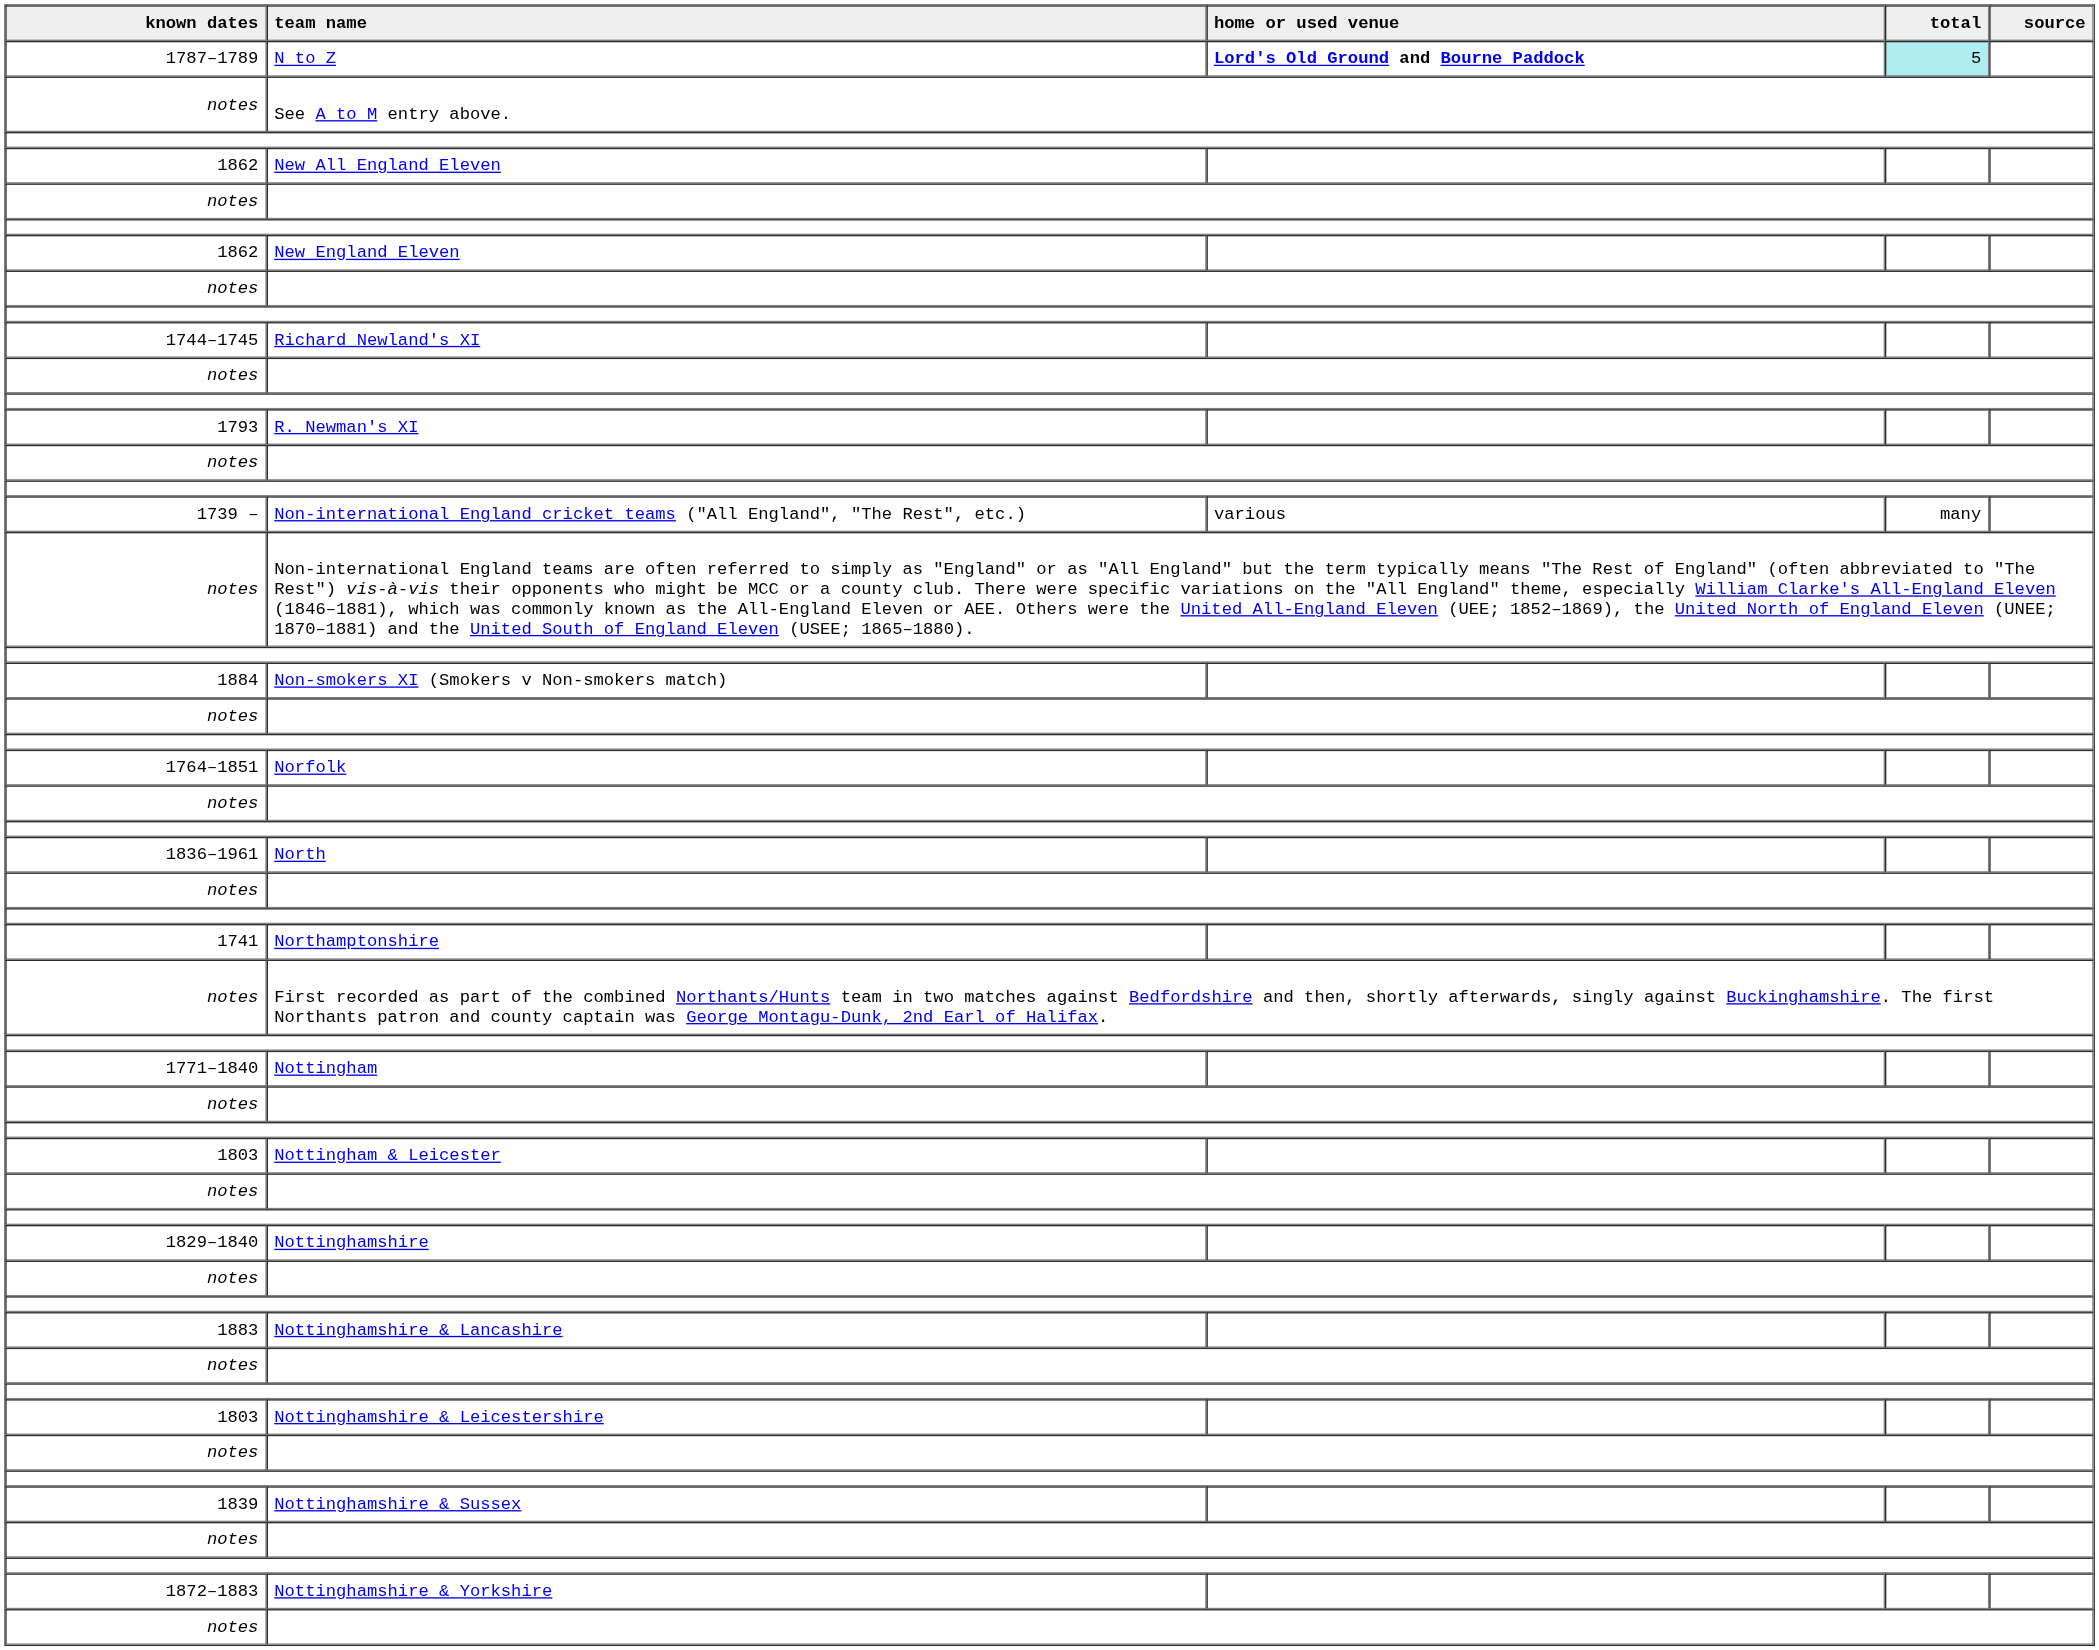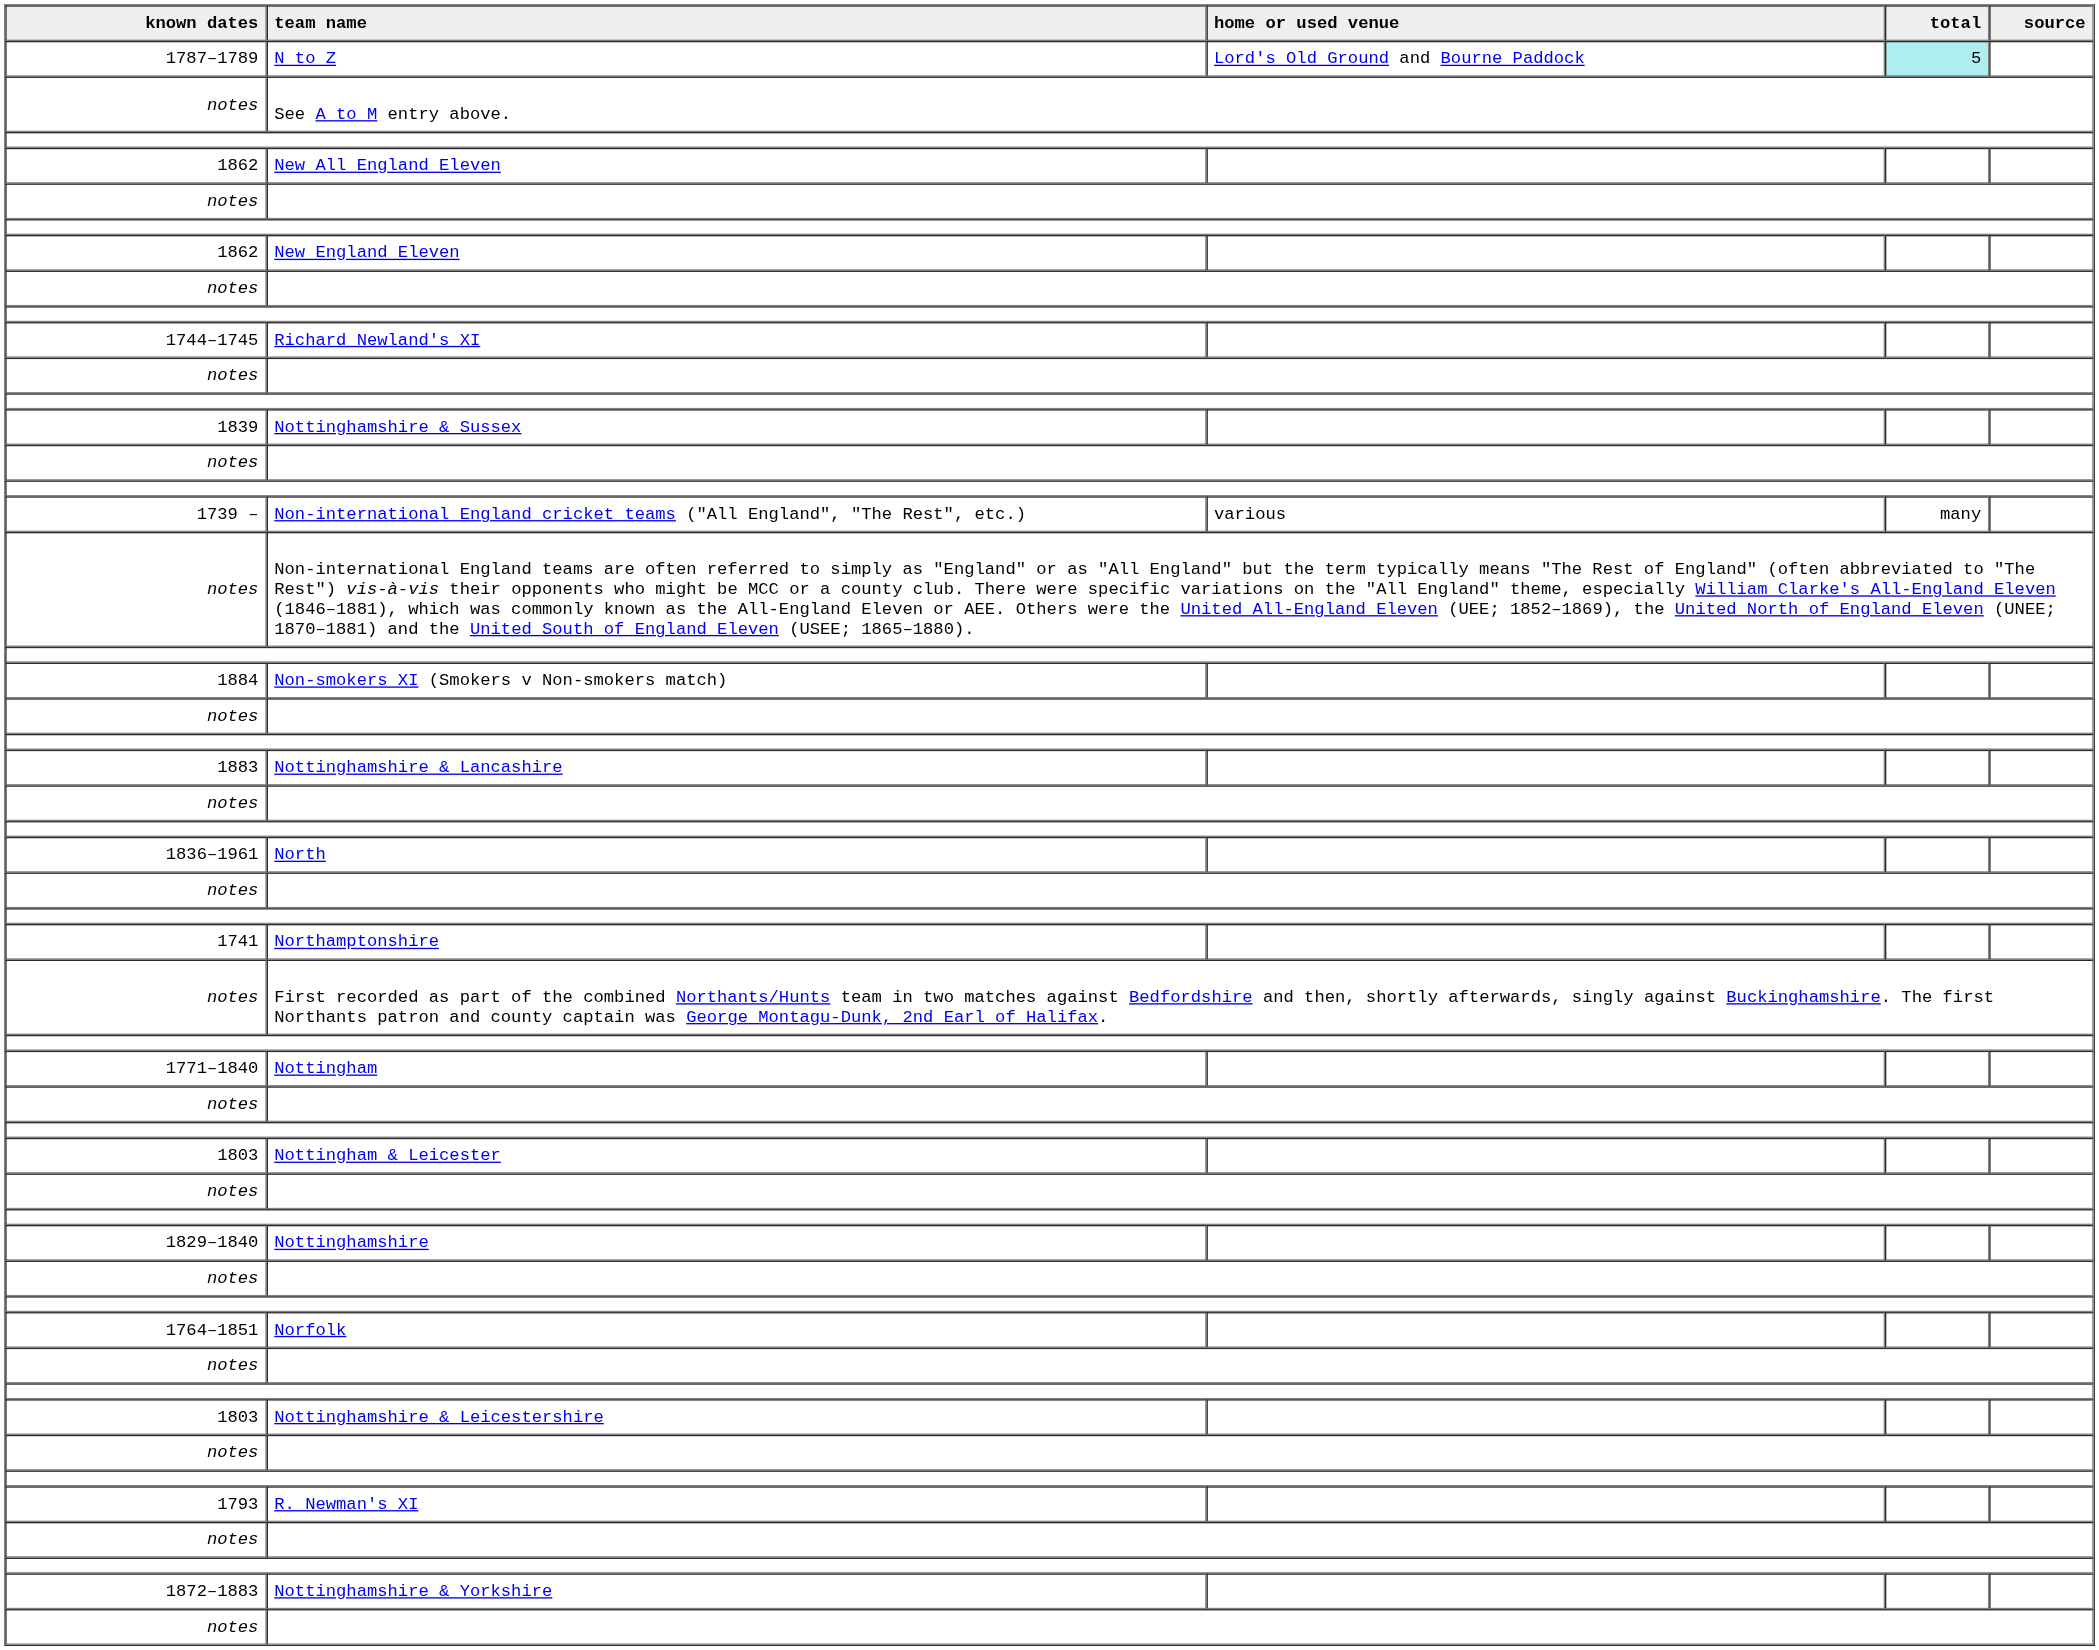(1399, 59) bold -> (1399, 59) normal
rows swapped: (238, 427) <-> (238, 1504)
rows swapped: (212, 768) <-> (238, 1330)
